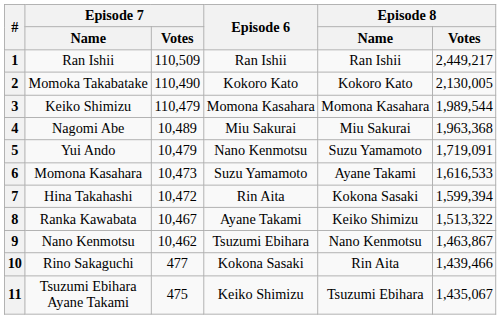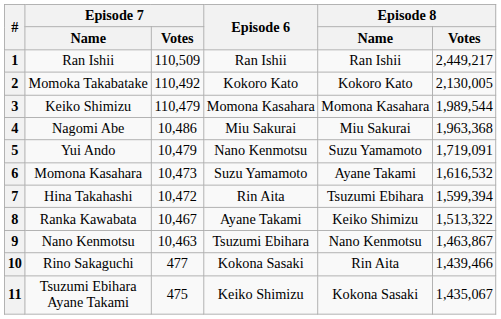(177, 83) 110,490 -> (177, 83) 110,492
(177, 128) 10,489 -> (177, 128) 10,486
(464, 173) 1,616,533 -> (464, 173) 1,616,532
(375, 196) Kokona Sasaki -> (375, 196) Tsuzumi Ebihara
(177, 241) 10,462 -> (177, 241) 10,463
(375, 294) Tsuzumi Ebihara -> (375, 294) Kokona Sasaki
